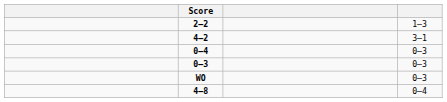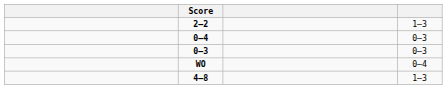- row: (201, 38)
(420, 78) 0–3 -> (420, 64) 0–4
(420, 91) 0–4 -> (420, 78) 1–3
